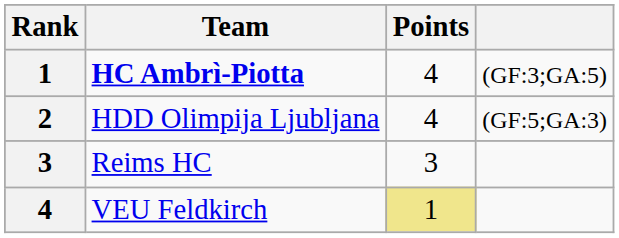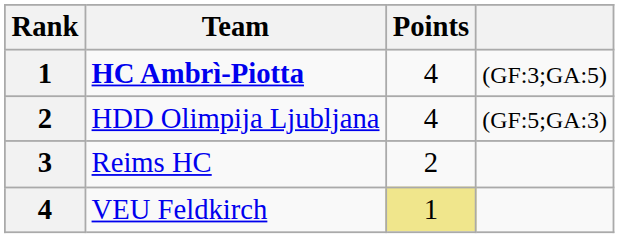(431, 163) 3 -> (431, 163) 2
